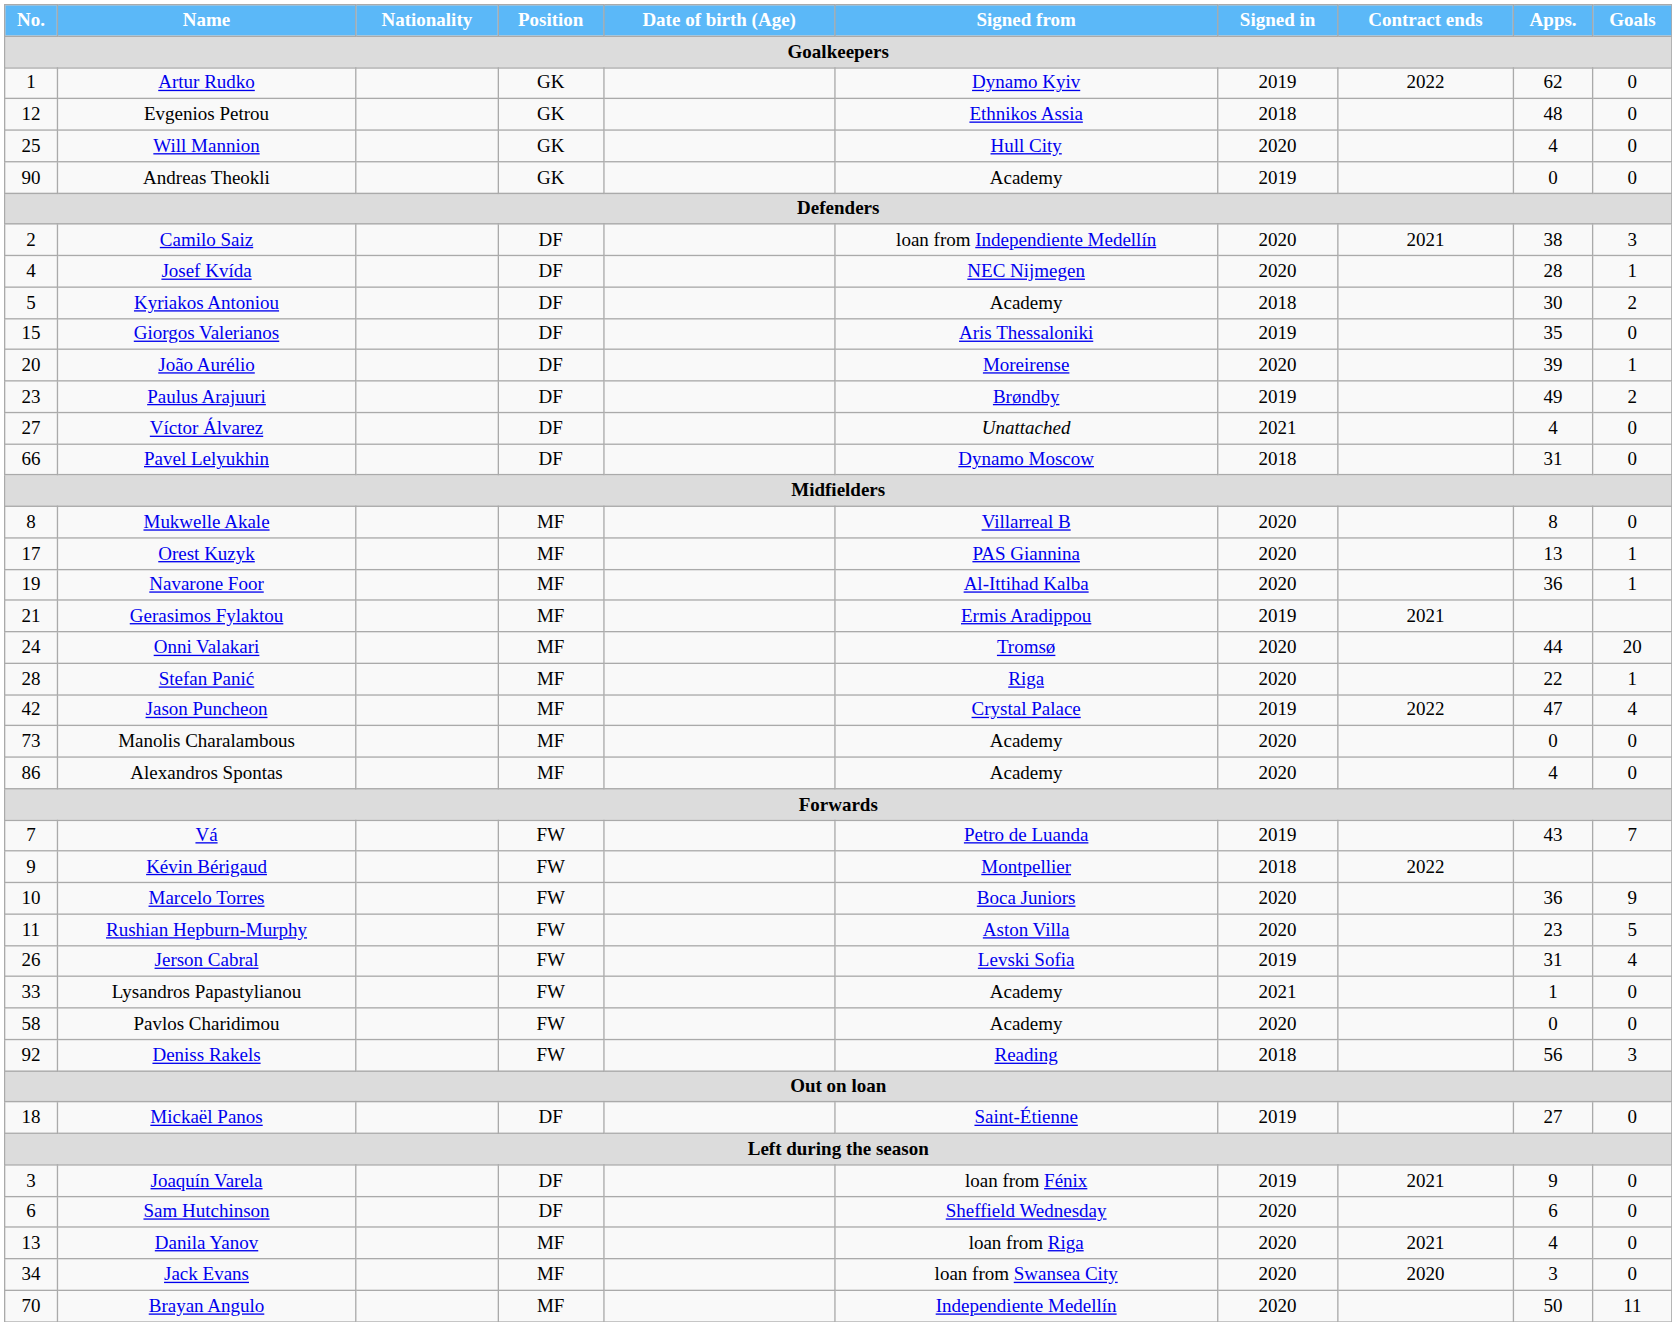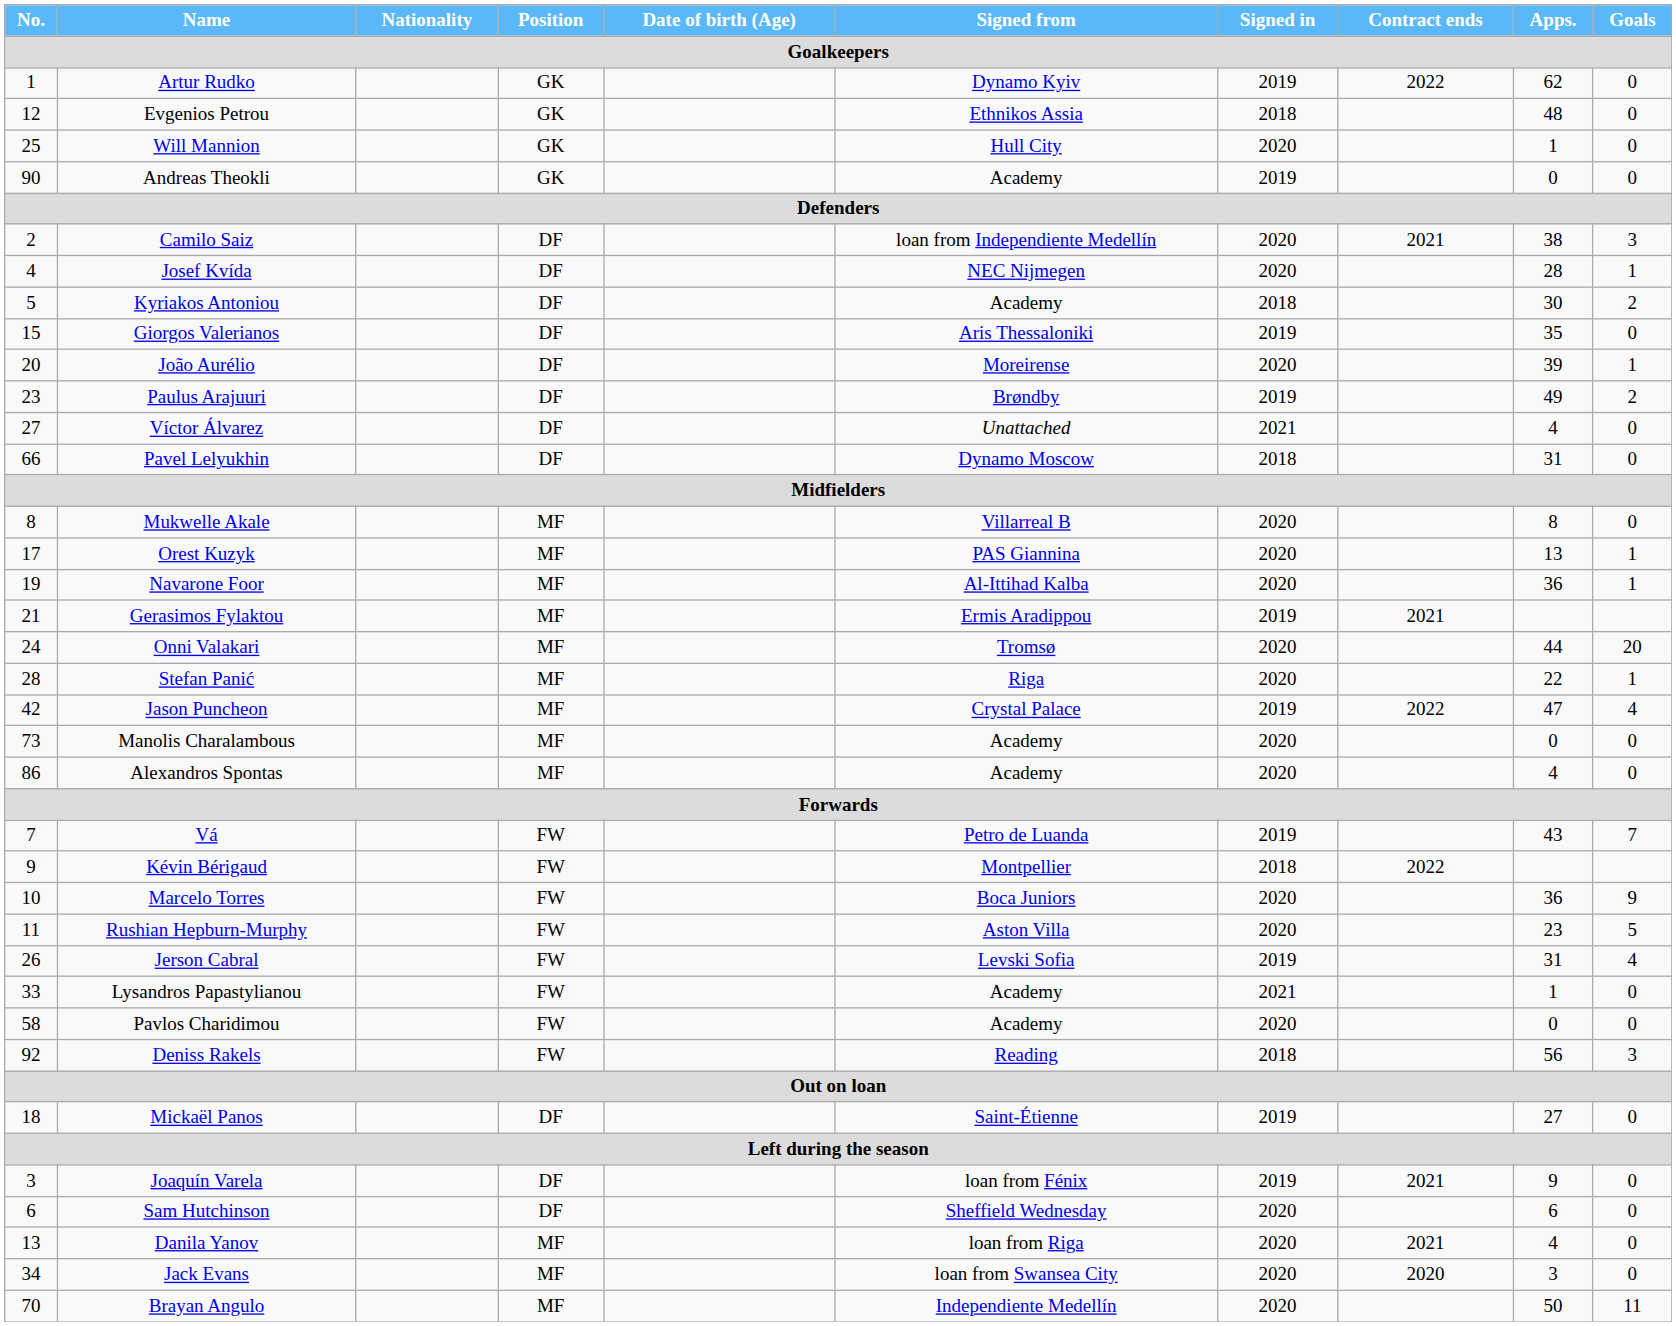(1553, 145) 4 -> (1553, 145) 1
